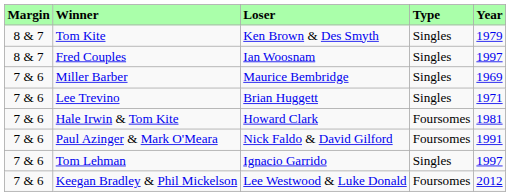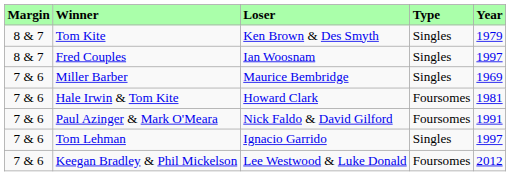- row: (88, 98)
